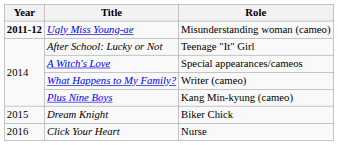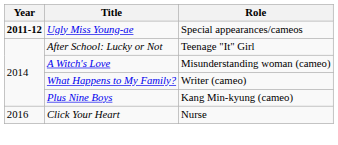(256, 30) Misunderstanding woman (cameo) -> (242, 30) Special appearances/cameos
(242, 64) Special appearances/cameos -> (256, 64) Misunderstanding woman (cameo)
- row: (78, 115)
